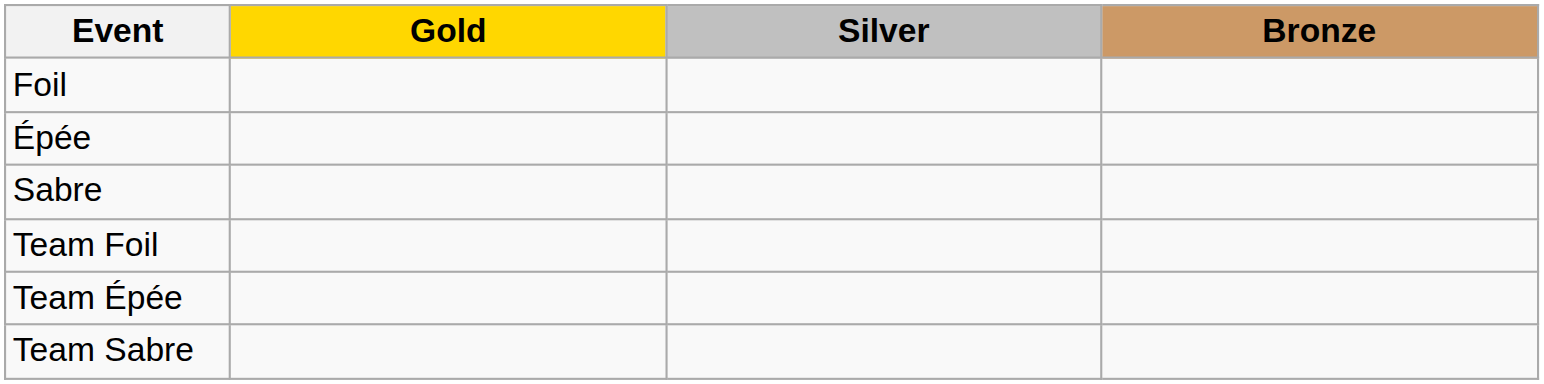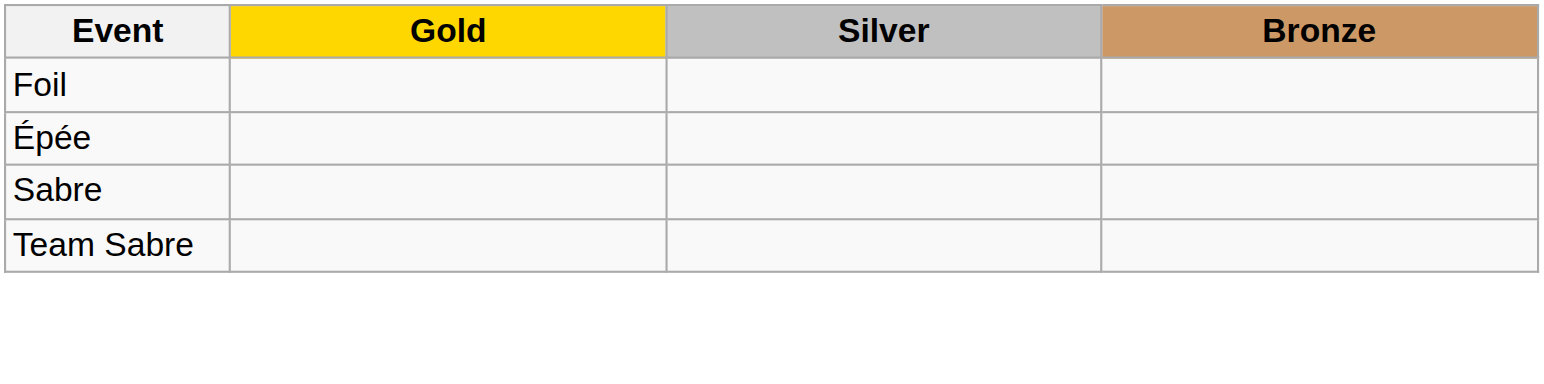- row: (86, 244)
- row: (98, 297)
